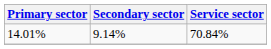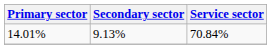(109, 34) 9.14% -> (109, 34) 9.13%
